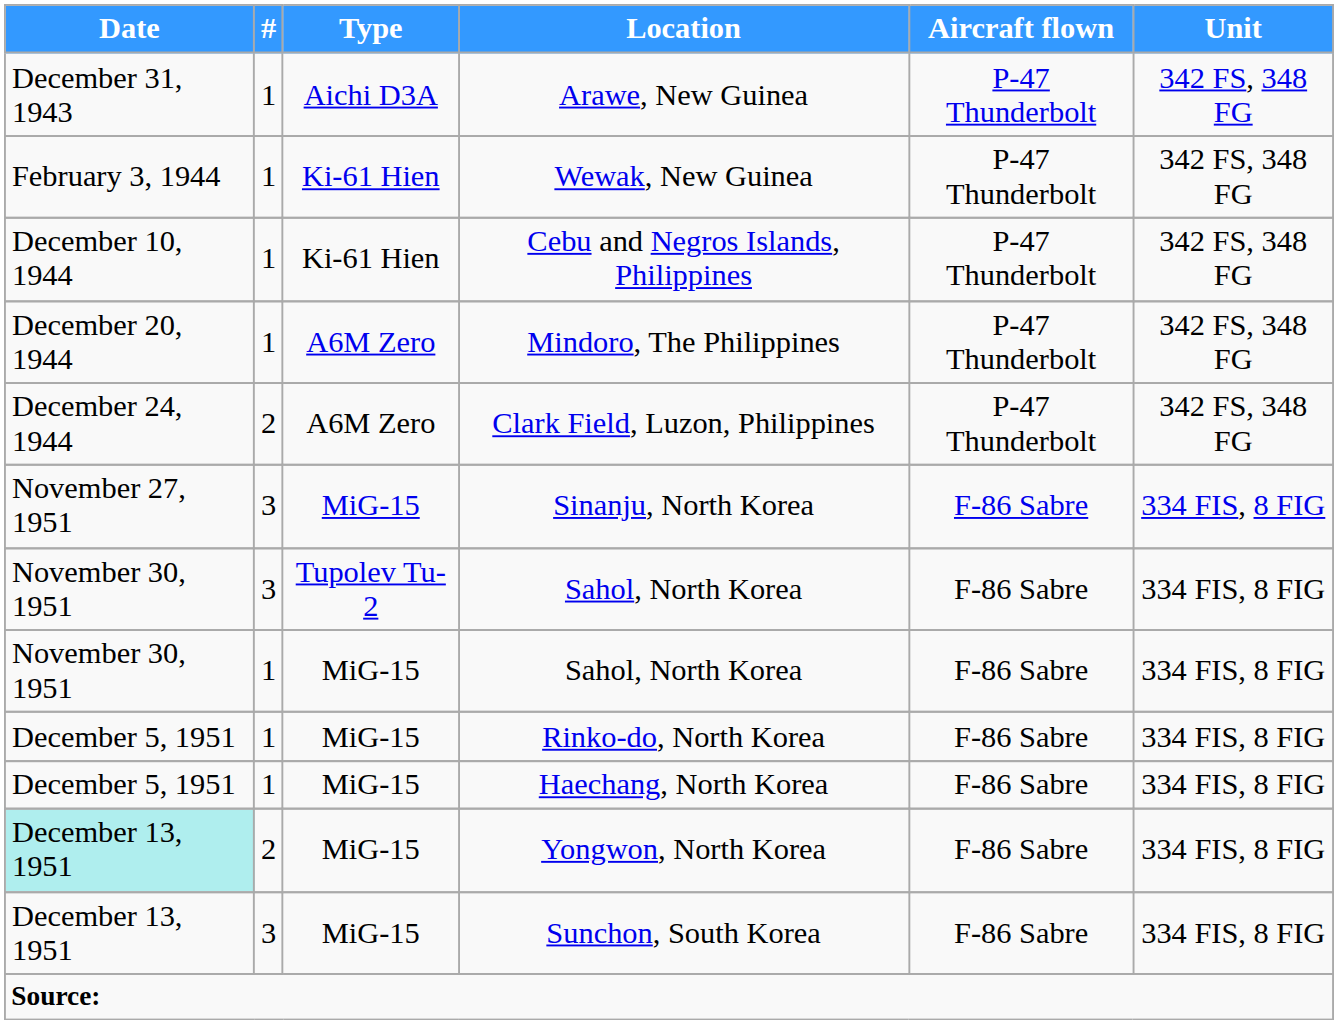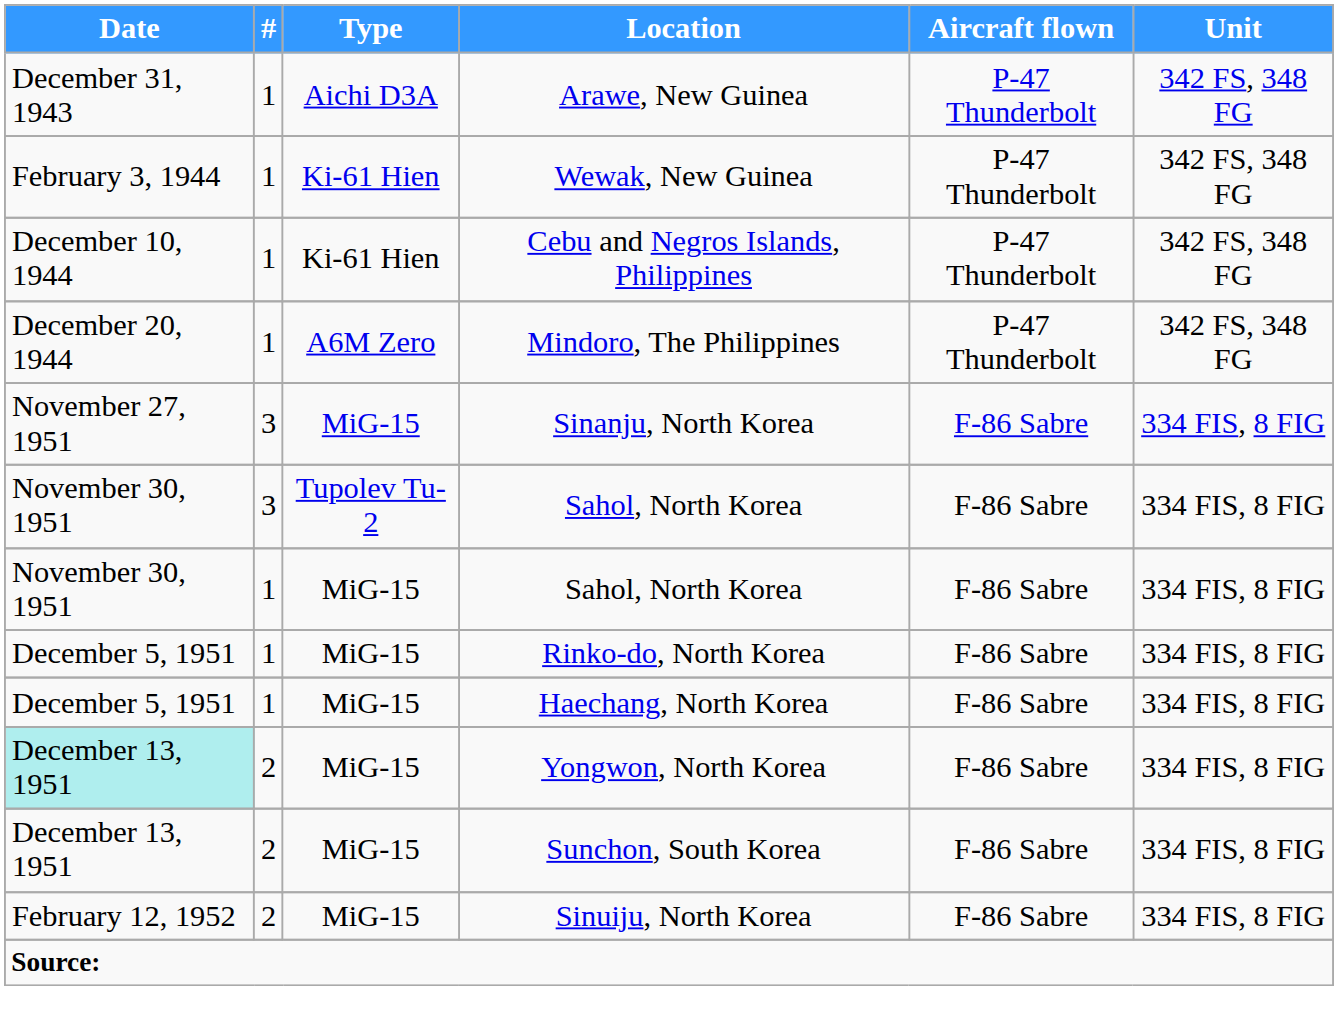- row: (371, 423)
(269, 932) 3 -> (269, 849) 2
+ row: (371, 914)
